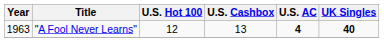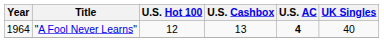(18, 29) 1963 -> (18, 29) 1964
(349, 29) bold -> (349, 29) normal
